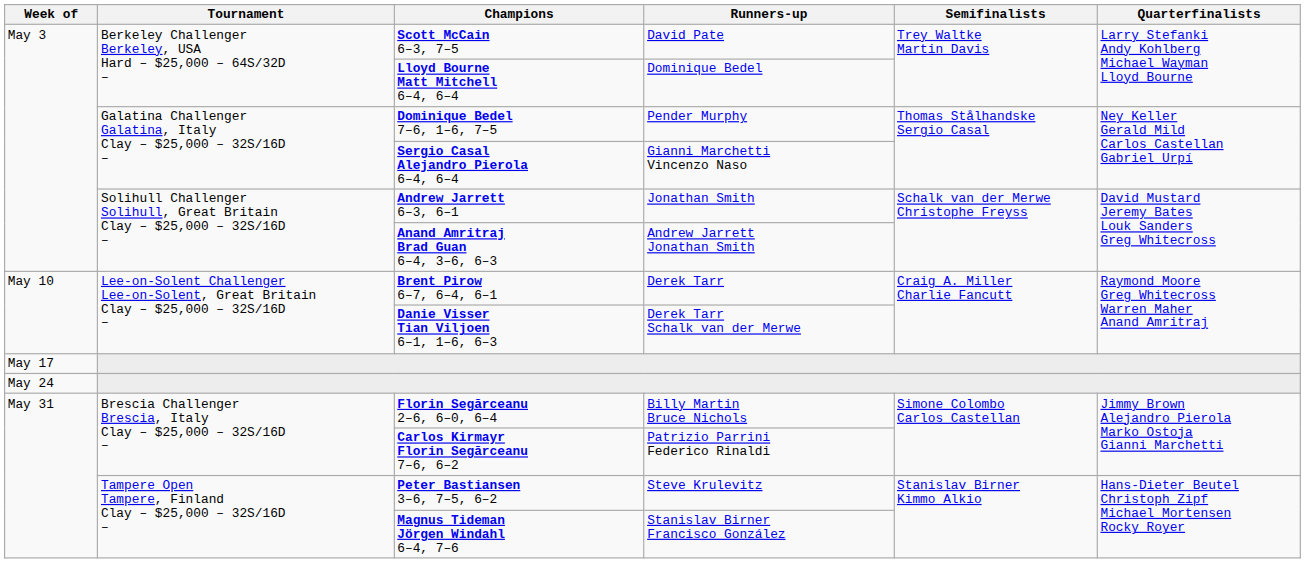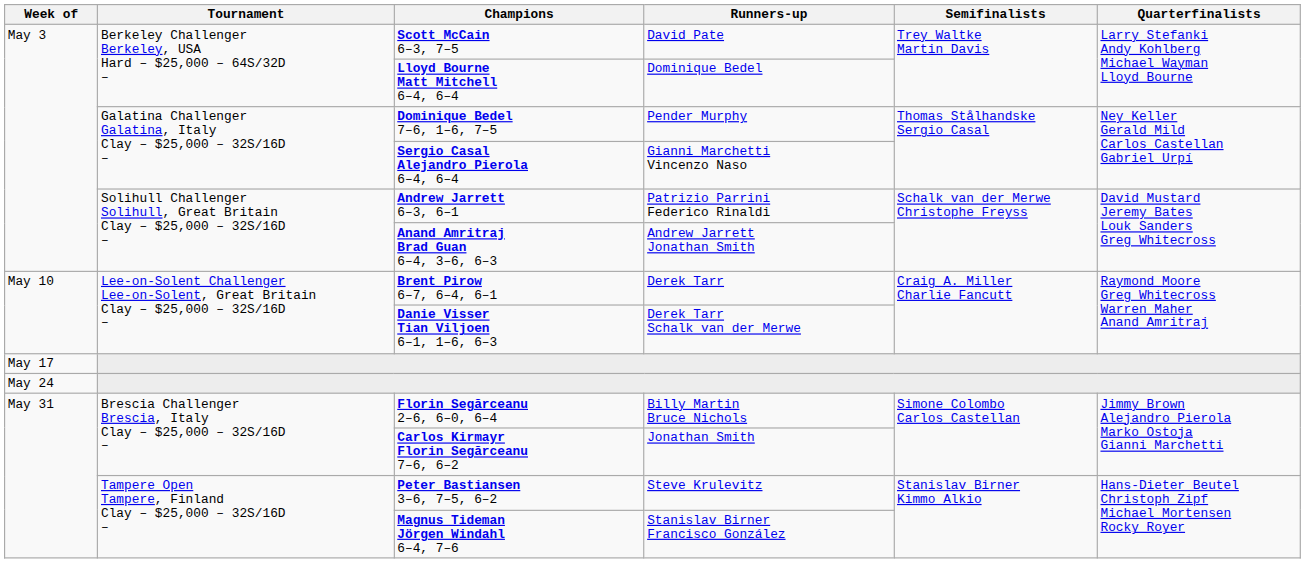(701, 199) Jonathan Smith -> (709, 206) Patrizio Parrini Federico Rinaldi
(709, 445) Patrizio Parrini Federico Rinaldi -> (701, 438) Jonathan Smith
